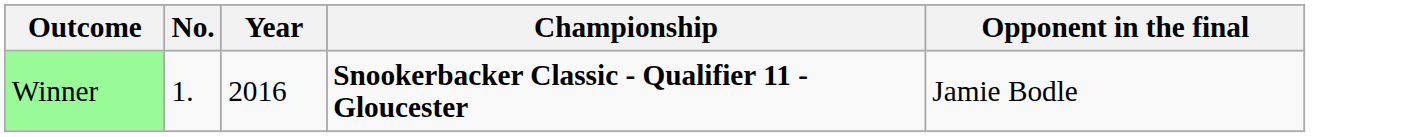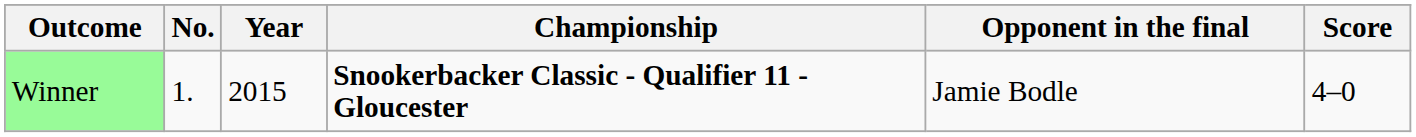+ column: (1357, 27)
(257, 90) 2016 -> (257, 90) 2015
